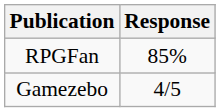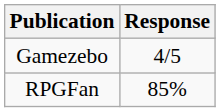rows swapped: (62, 89) <-> (62, 55)
